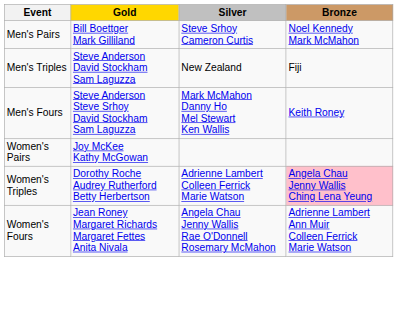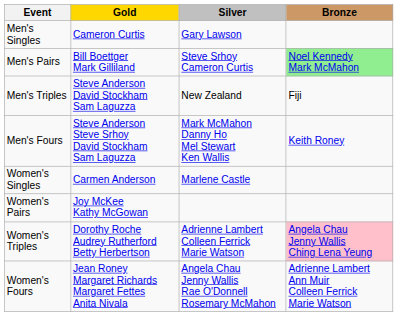+ row: (23, 34)
(324, 34) no background -> (324, 62) lightgreen background
+ row: (28, 180)
